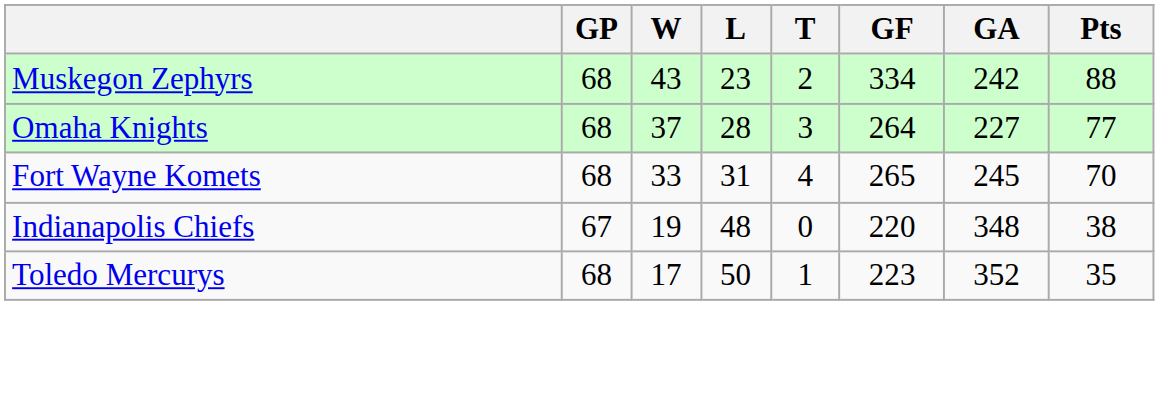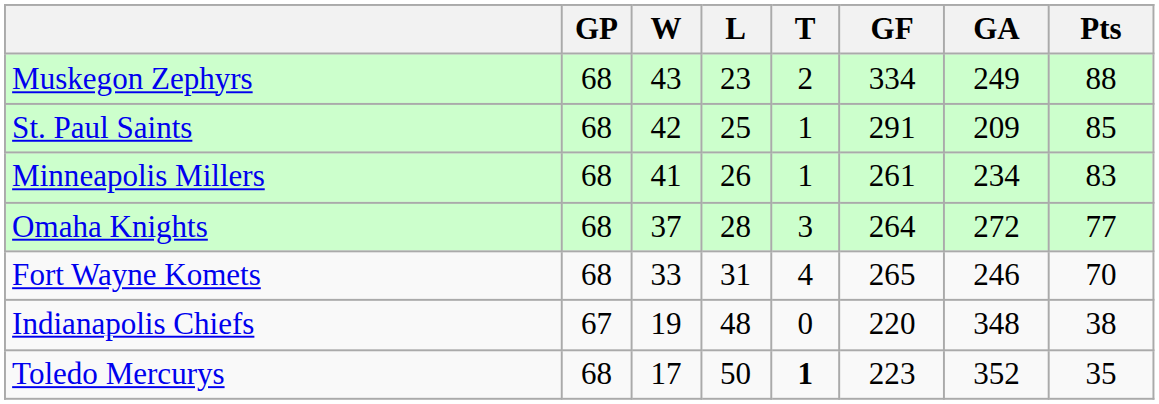(996, 78) 242 -> (996, 78) 249
+ row: (102, 127)
+ row: (138, 176)
(996, 127) 227 -> (996, 226) 272
(996, 176) 245 -> (996, 275) 246
(805, 275) normal -> (805, 373) bold
